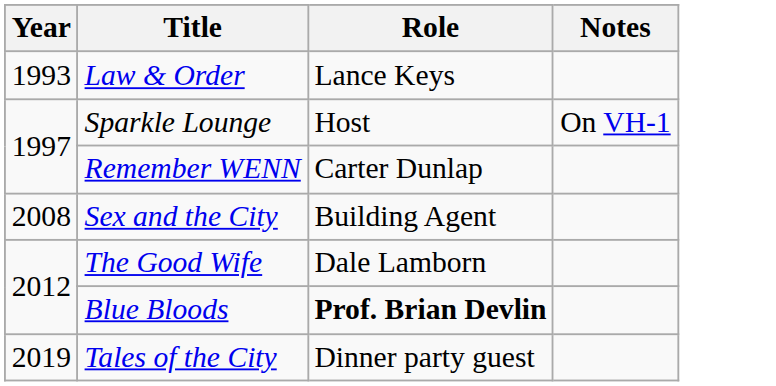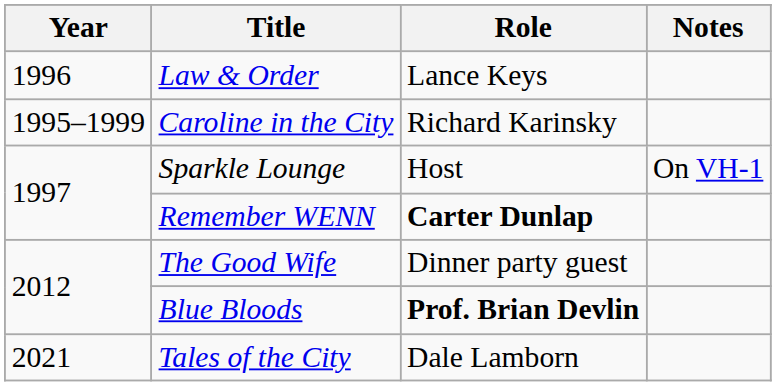(41, 74) 1993 -> (41, 74) 1996
+ row: (276, 121)
(399, 168) normal -> (500, 215) bold
- row: (181, 215)
(400, 262) Dale Lamborn -> (517, 262) Dinner party guest
(41, 356) 2019 -> (41, 356) 2021
(425, 356) Dinner party guest -> (493, 356) Dale Lamborn
